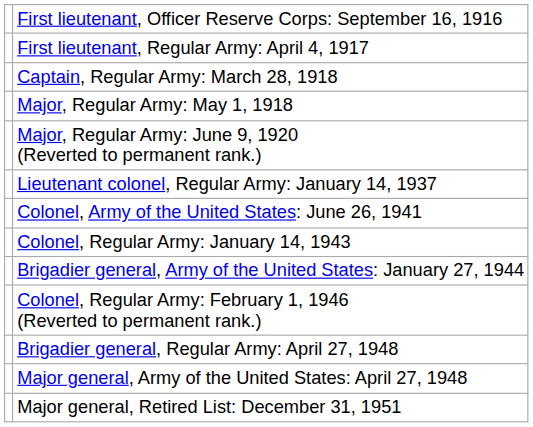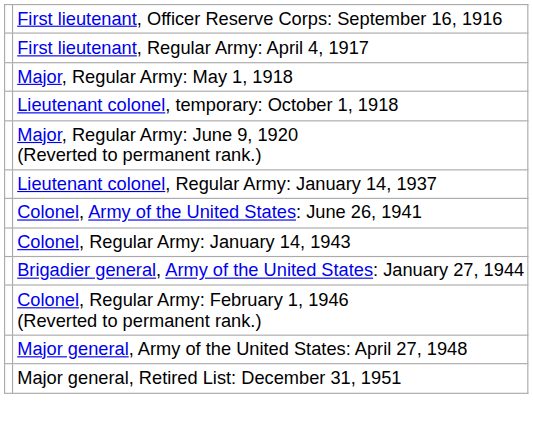- row: (177, 76)
+ row: (208, 105)
- row: (208, 349)
